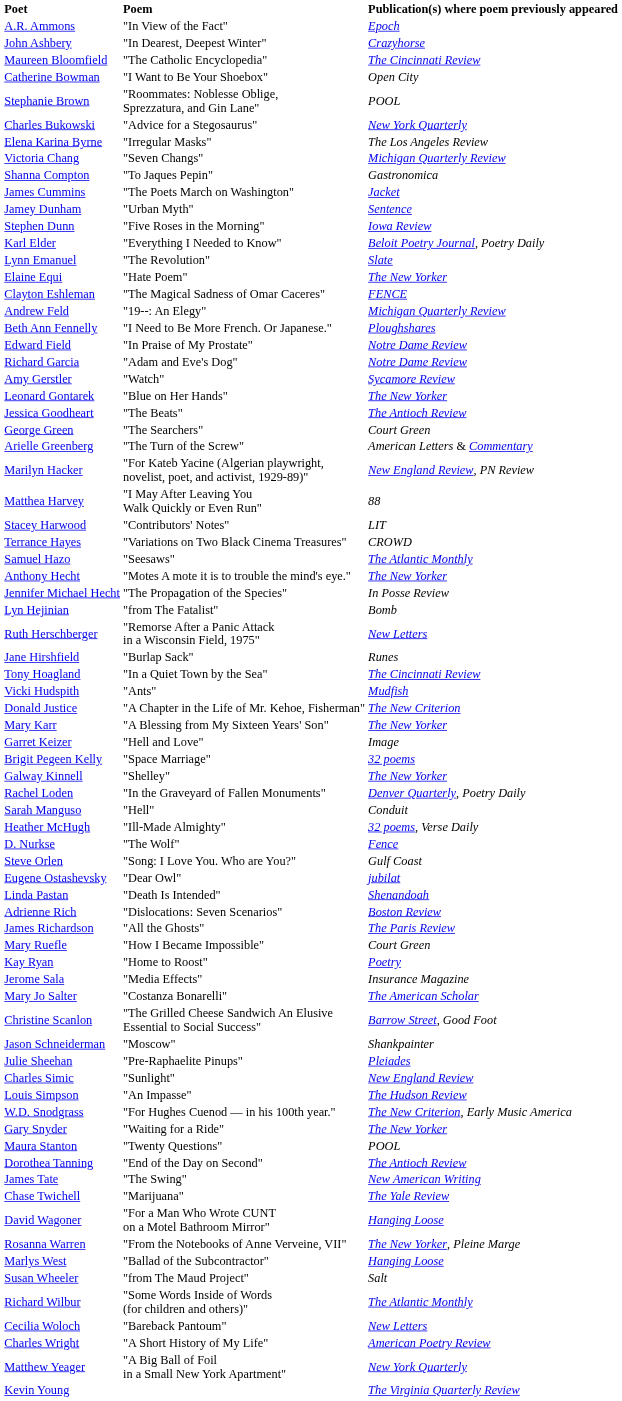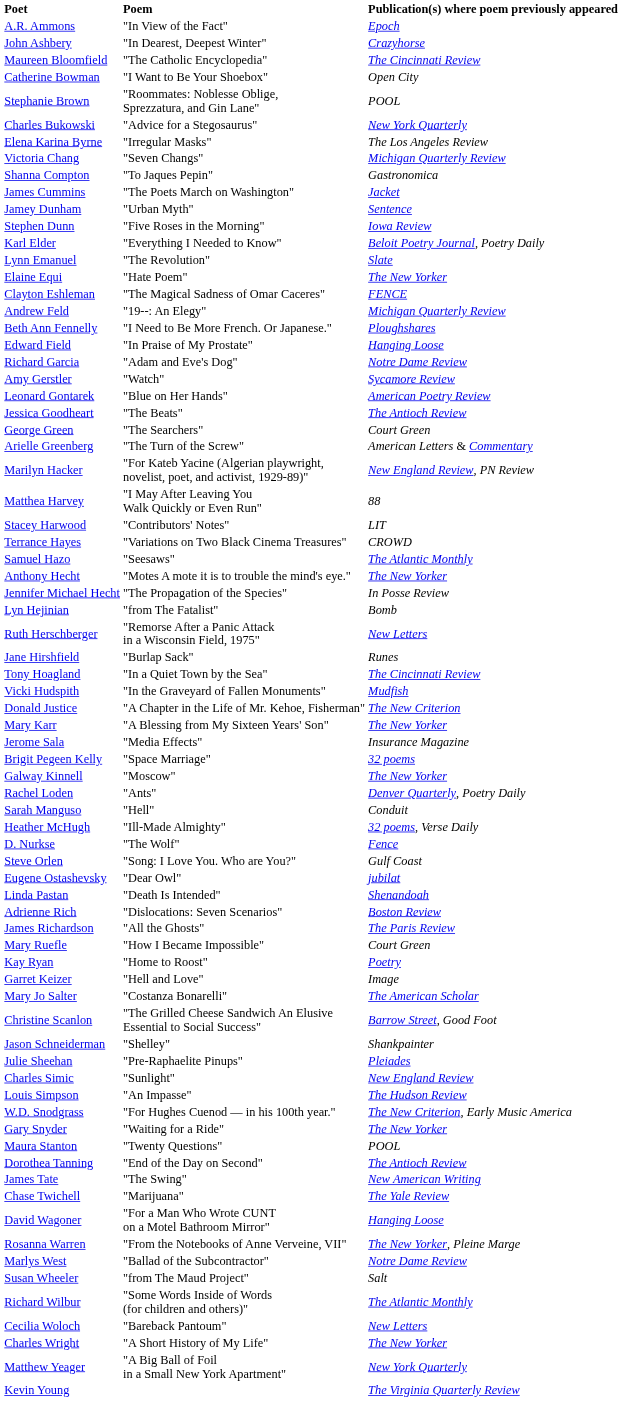(418, 345) Notre Dame Review -> (406, 345) Hanging Loose
(408, 395) The New Yorker -> (429, 395) American Poetry Review
(140, 691) "Ants" -> (224, 691) "In the Graveyard of Fallen Monuments"
rows swapped: (38, 742) <-> (34, 979)
(147, 776) "Shelley" -> (149, 776) "Moscow"
(224, 793) "In the Graveyard of Fallen Monuments" -> (140, 793) "Ants"
(149, 1044) "Moscow" -> (147, 1044) "Shelley"
(406, 1261) Hanging Loose -> (418, 1261) Notre Dame Review
(429, 1342) American Poetry Review -> (408, 1342) The New Yorker
